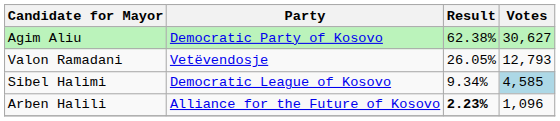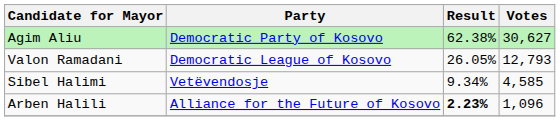(219, 60) Vetëvendosje -> (281, 60) Democratic League of Kosovo
(281, 82) Democratic League of Kosovo -> (219, 82) Vetëvendosje
(523, 82) lightblue background -> (523, 82) no background
